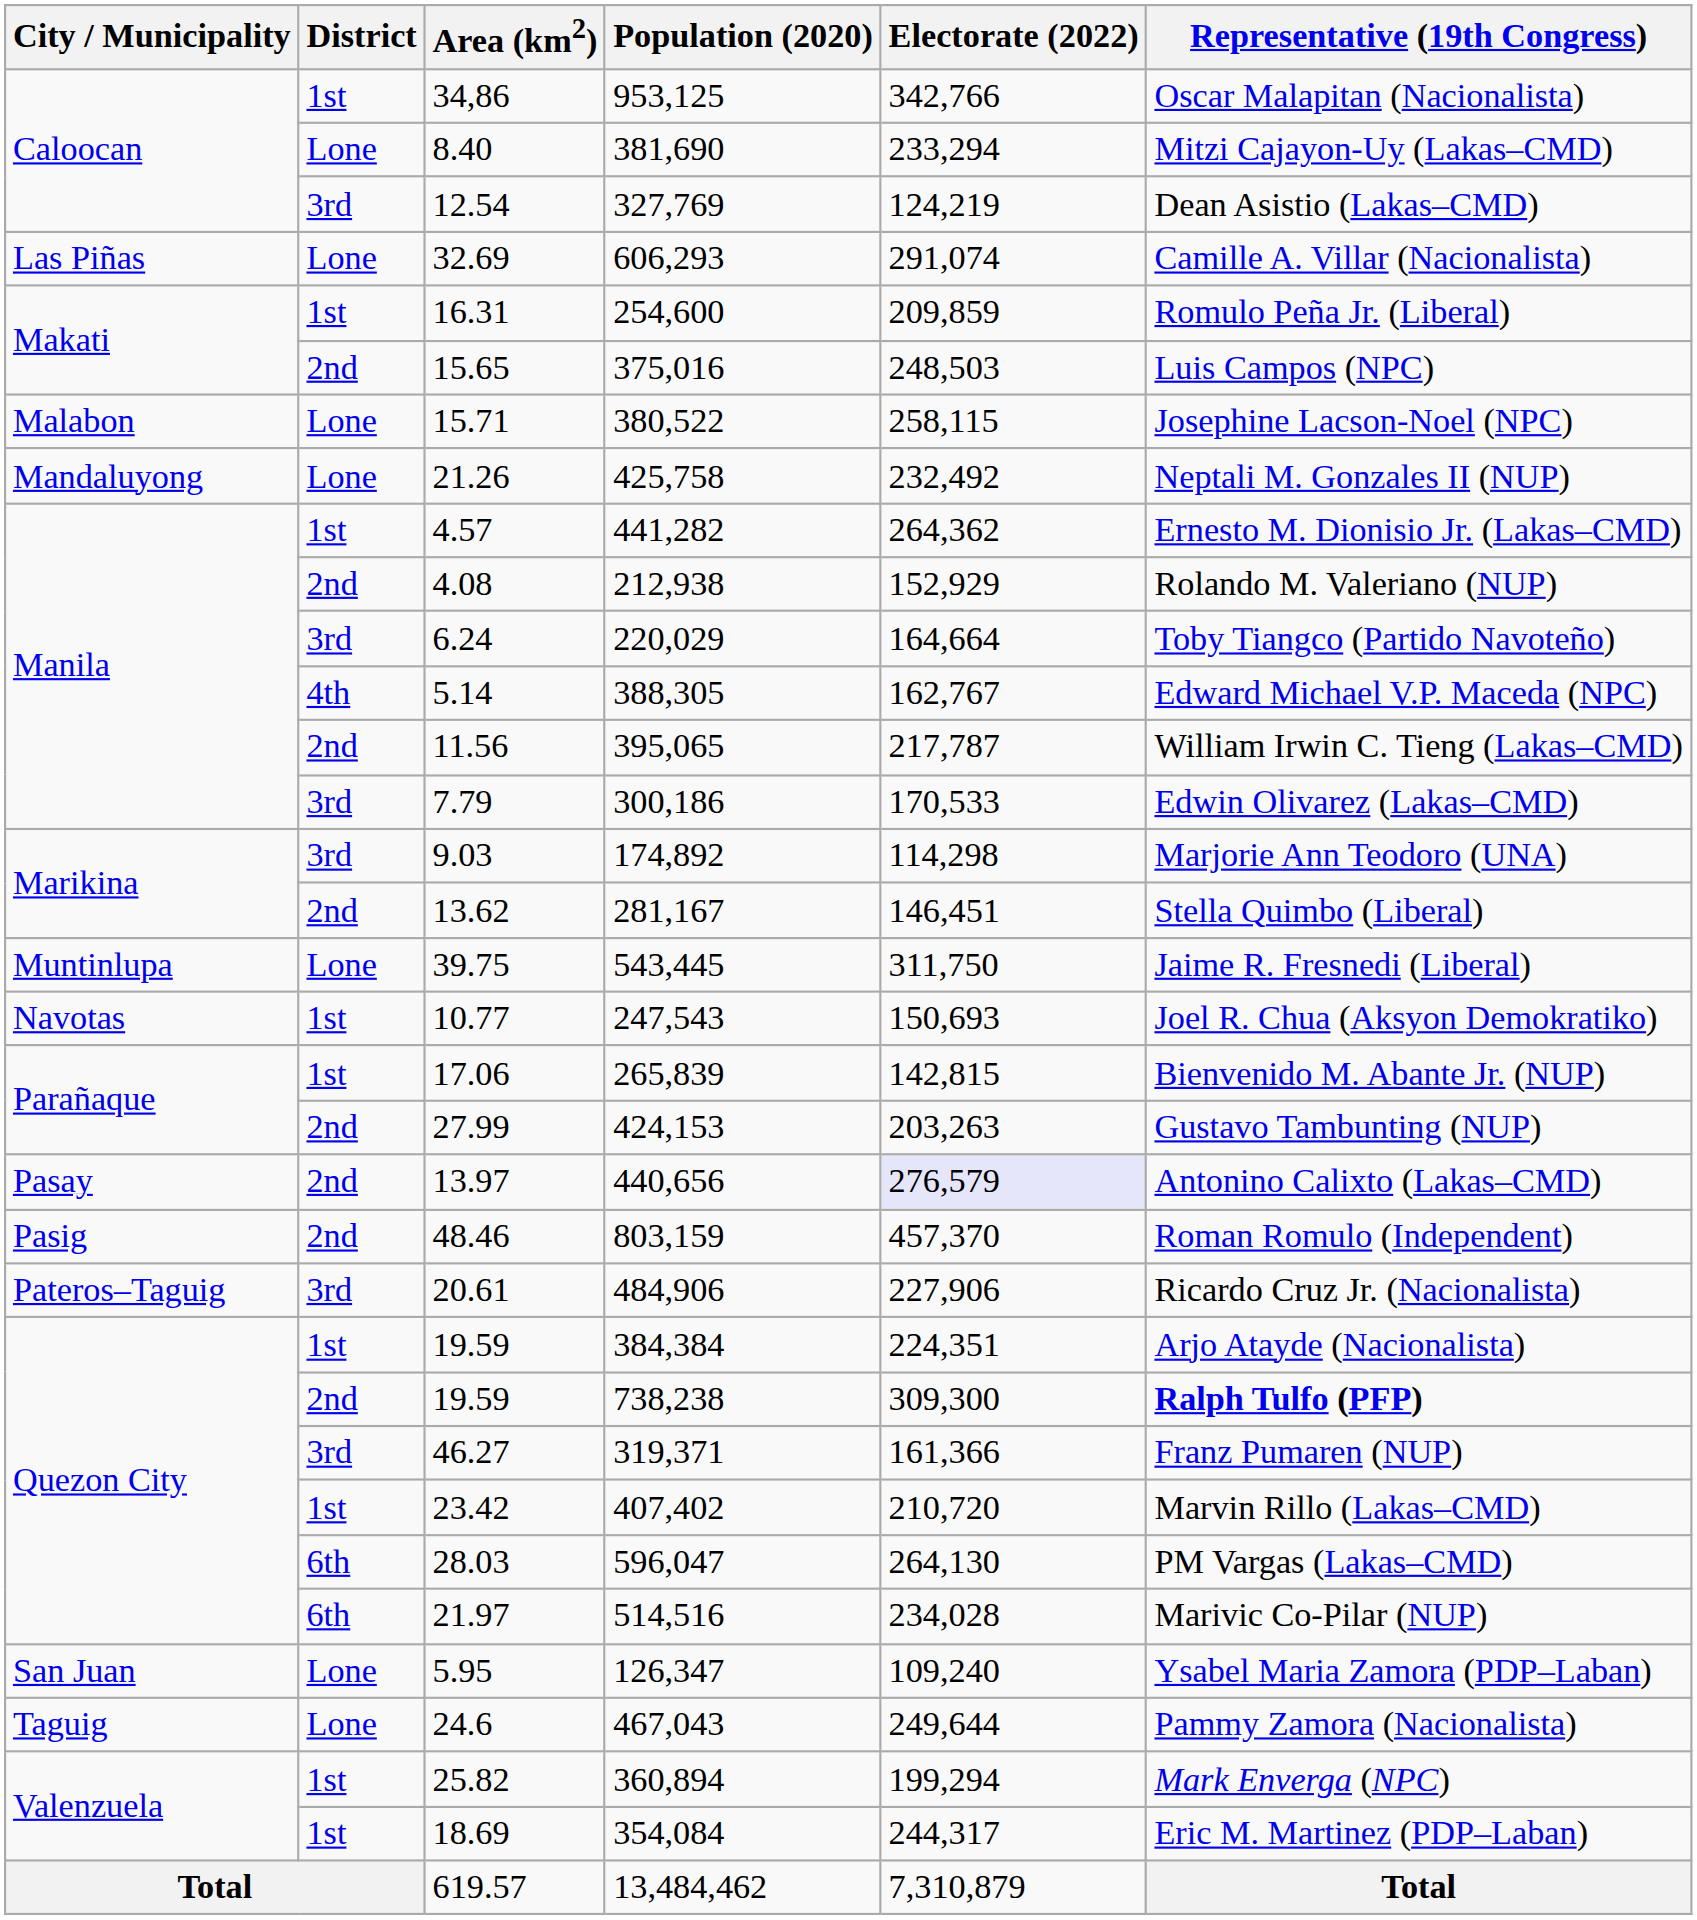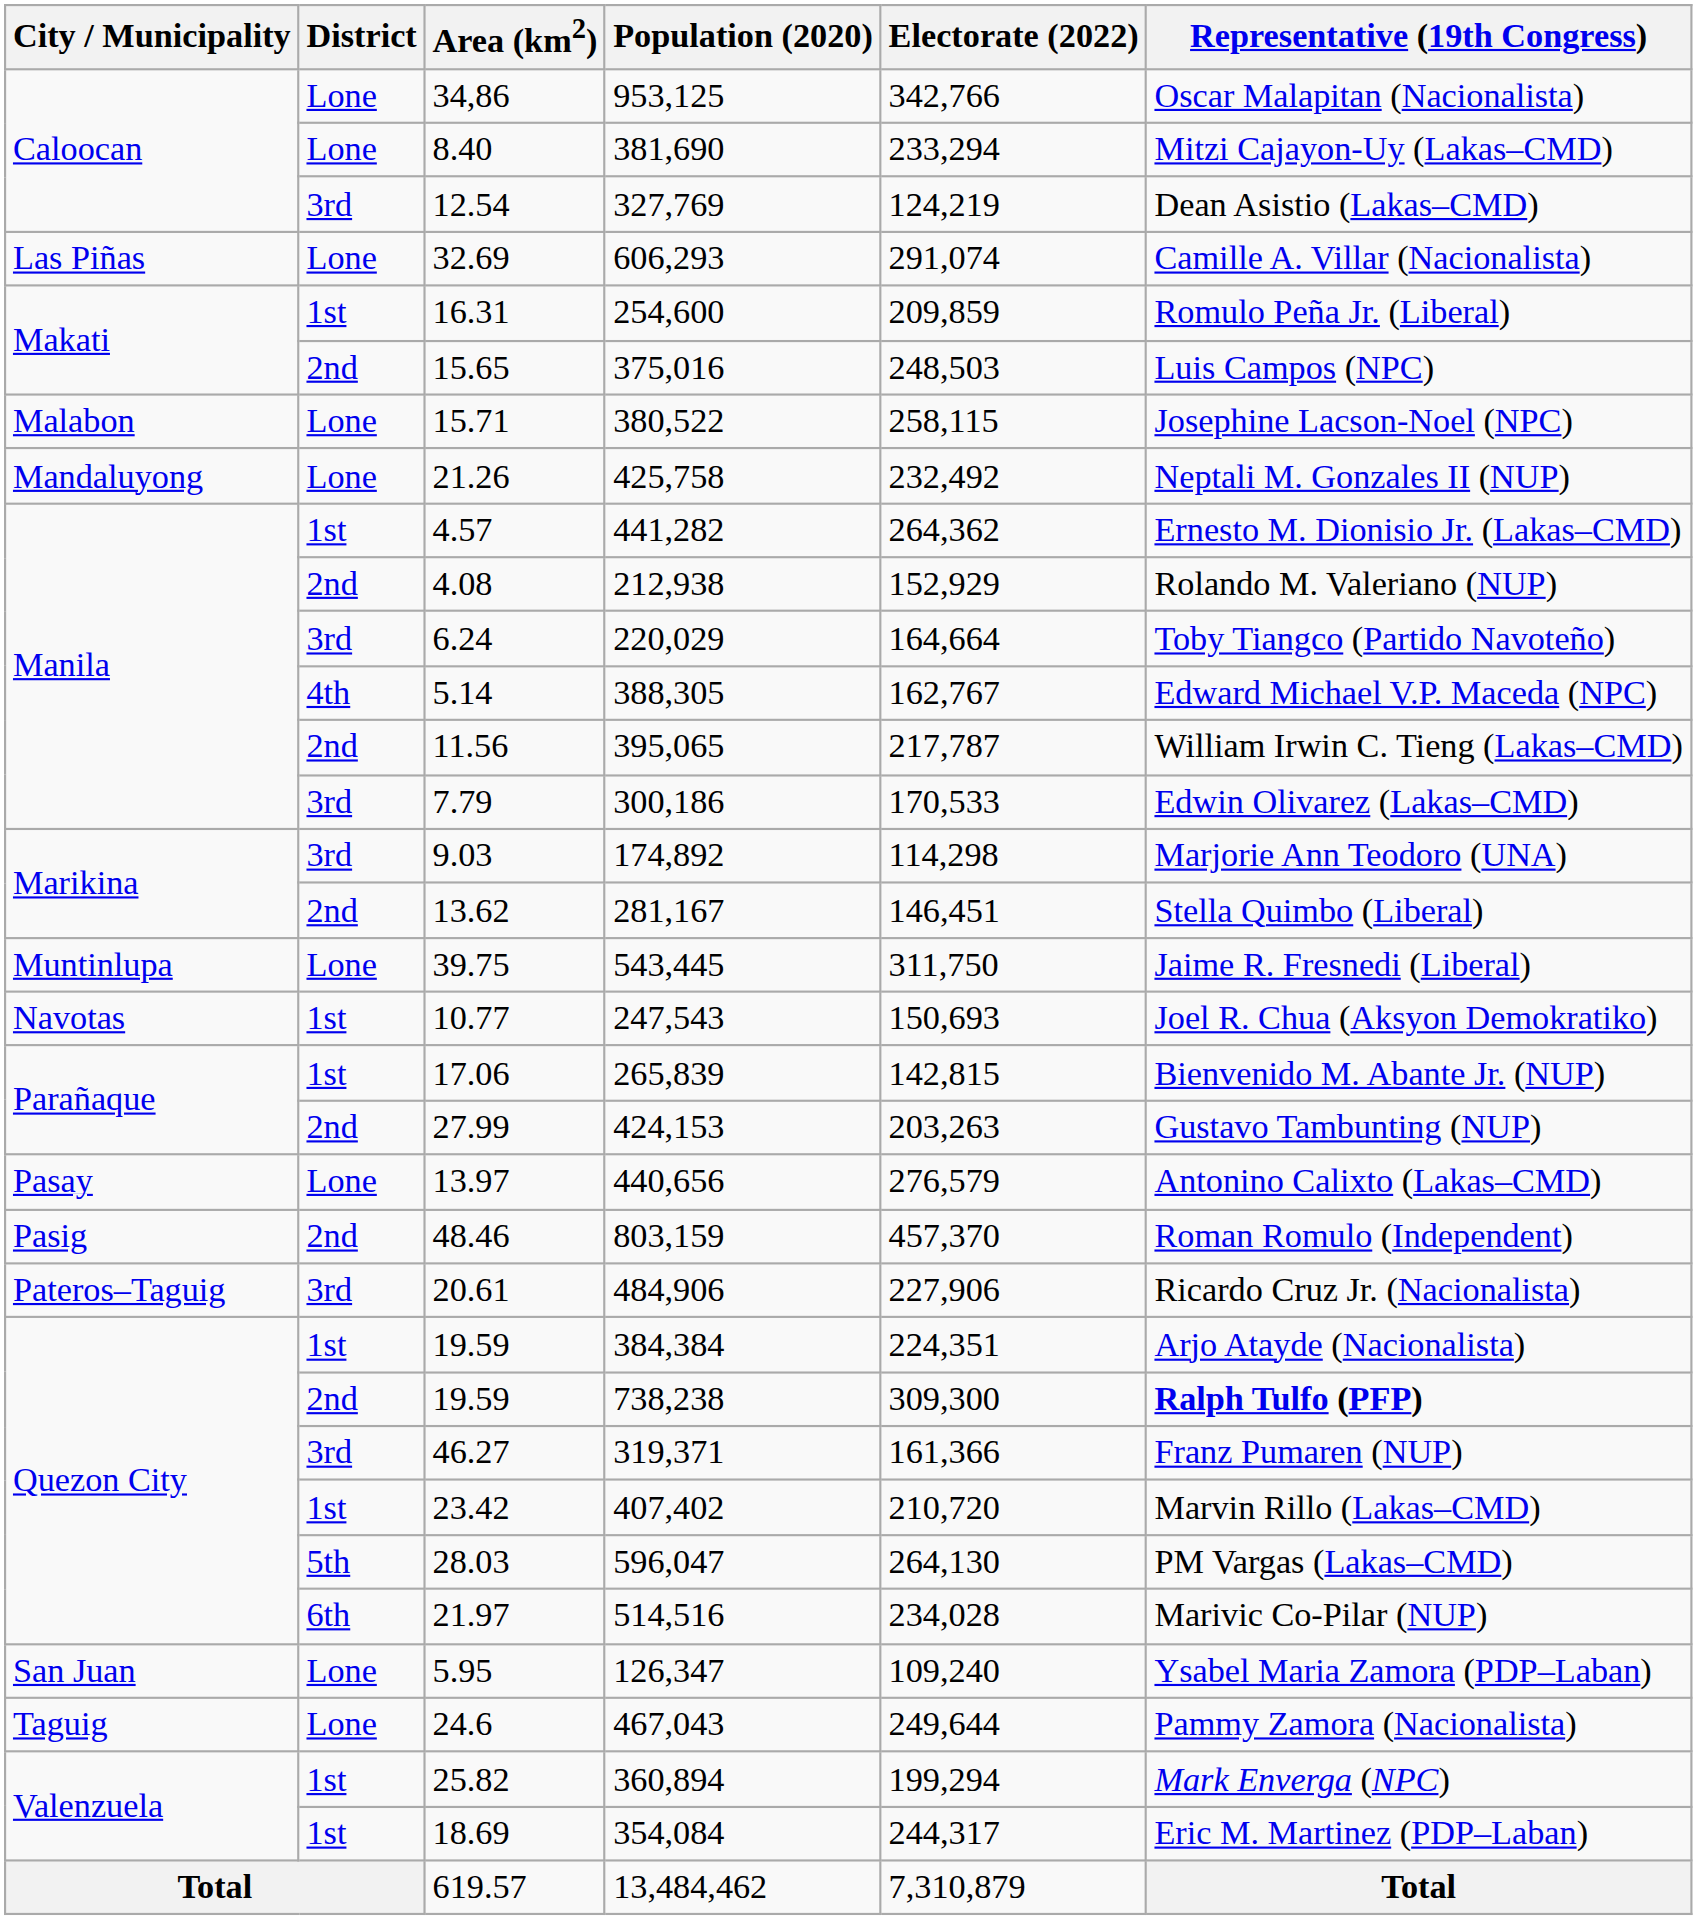(326, 95) 1st -> (342, 95) Lone
(332, 1181) 2nd -> (342, 1181) Lone
(944, 1181) lavender background -> (944, 1181) no background
(328, 1561) 6th -> (328, 1561) 5th
